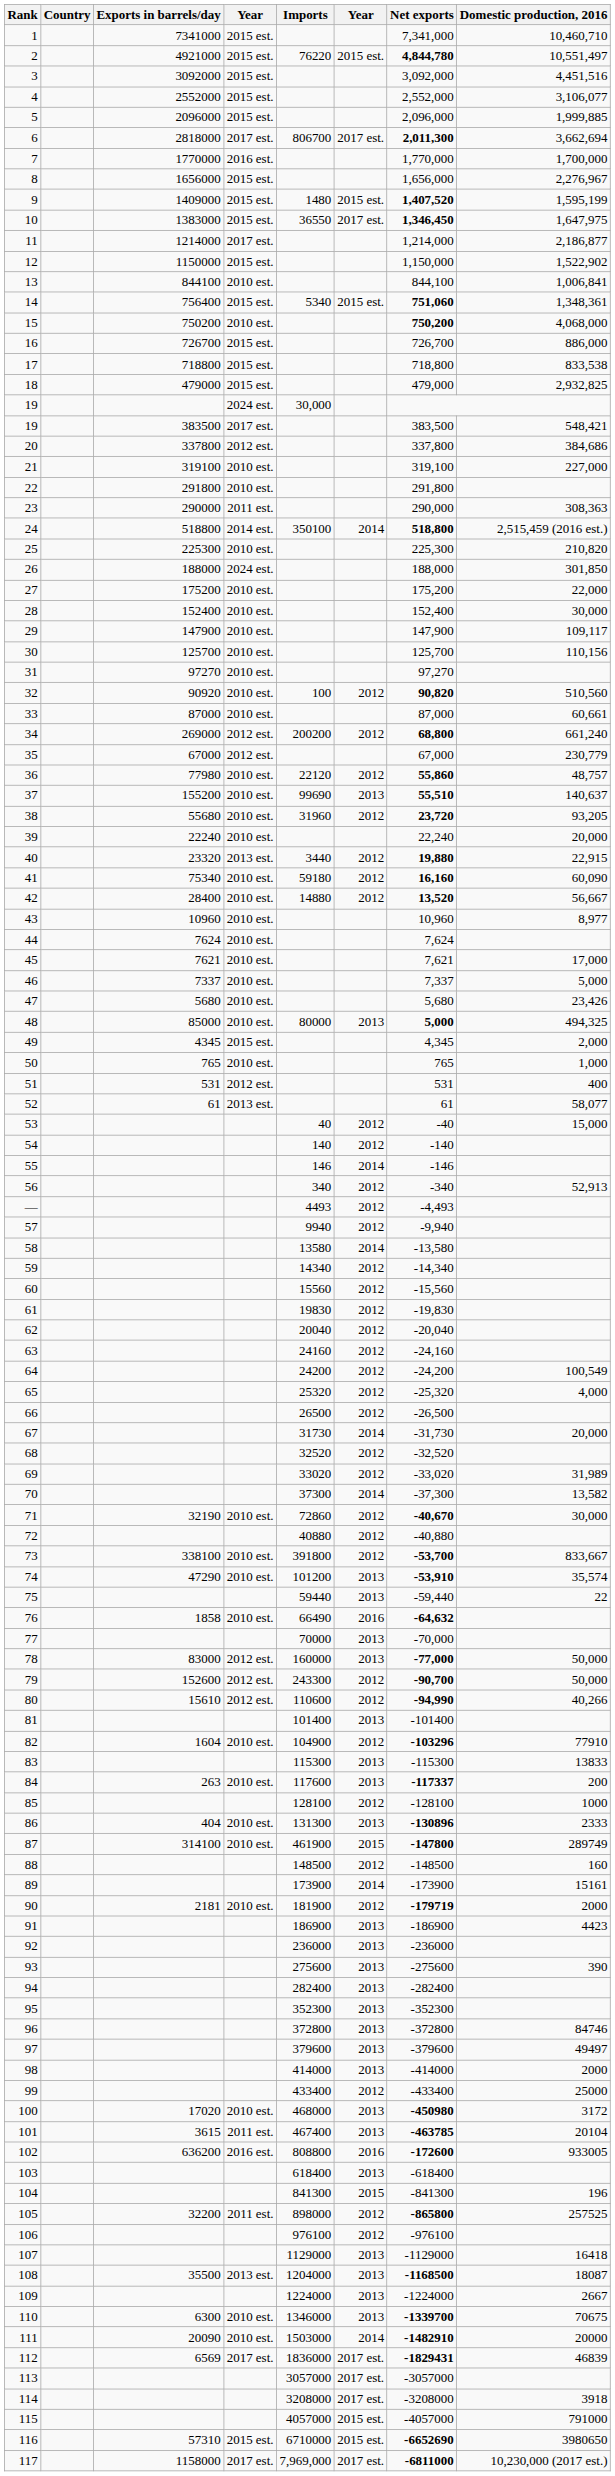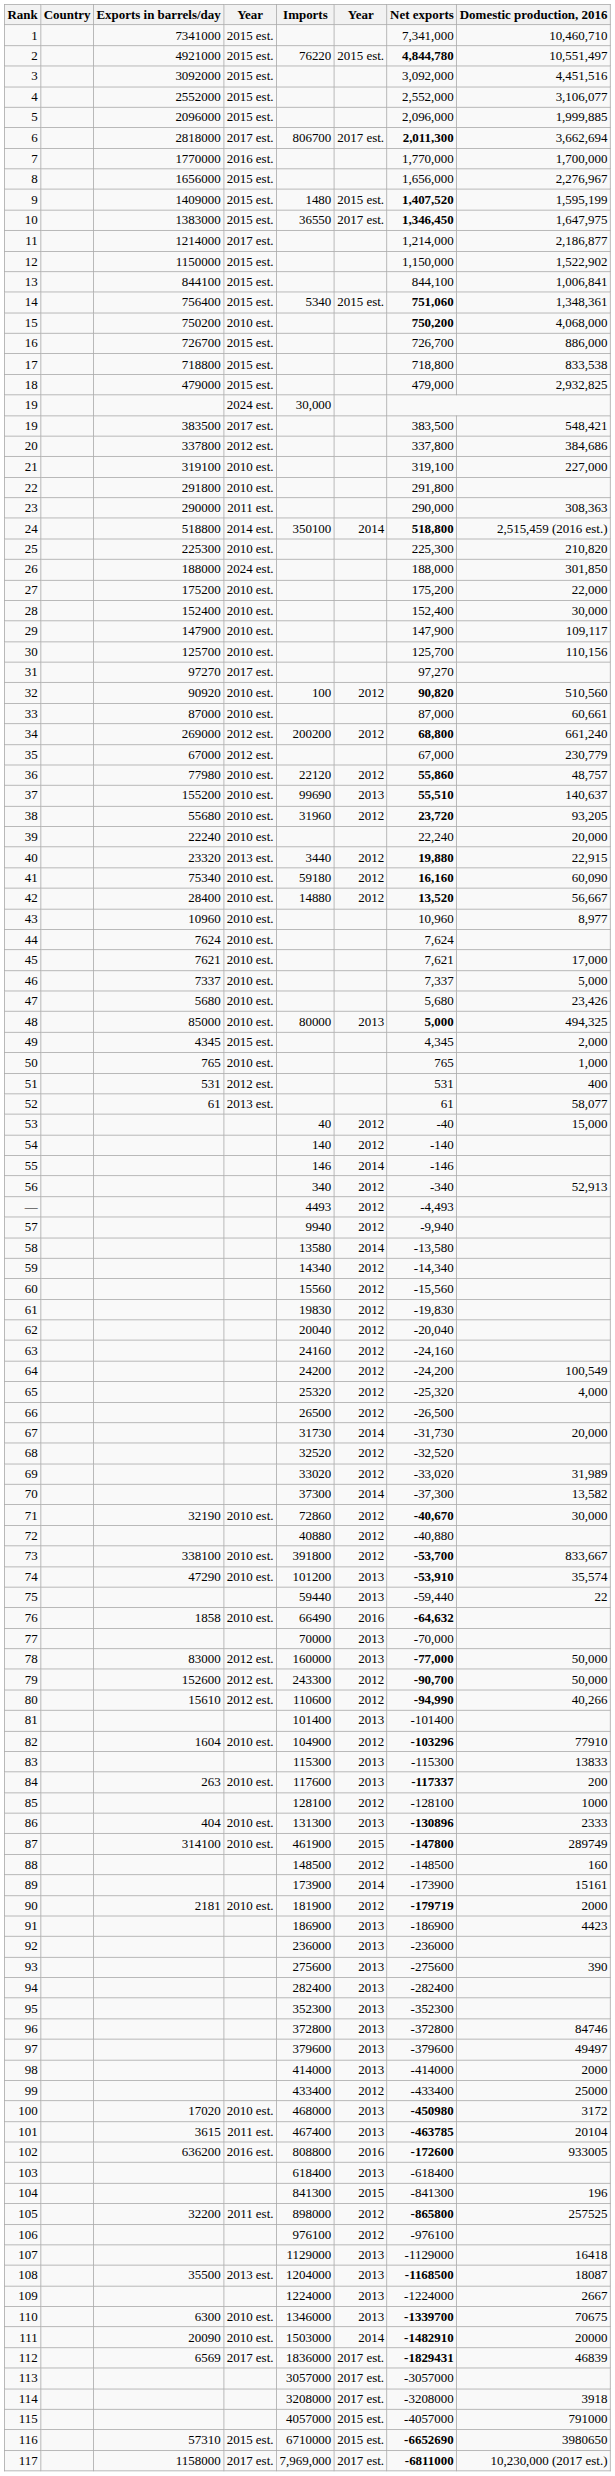(250, 281) 2010 est. -> (250, 281) 2015 est.
(250, 672) 2010 est. -> (250, 672) 2017 est.
